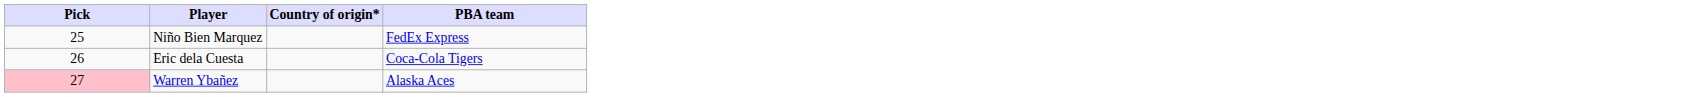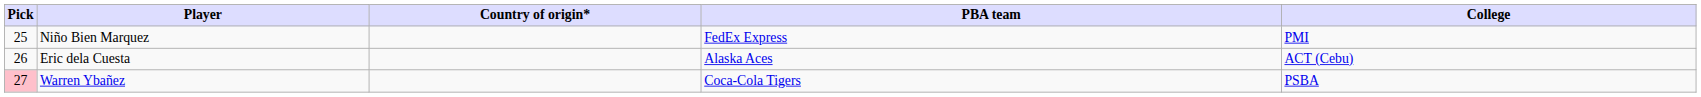+ column: (1489, 15)
(434, 59) Coca-Cola Tigers -> (738, 59) Alaska Aces
(420, 80) Alaska Aces -> (753, 80) Coca-Cola Tigers
